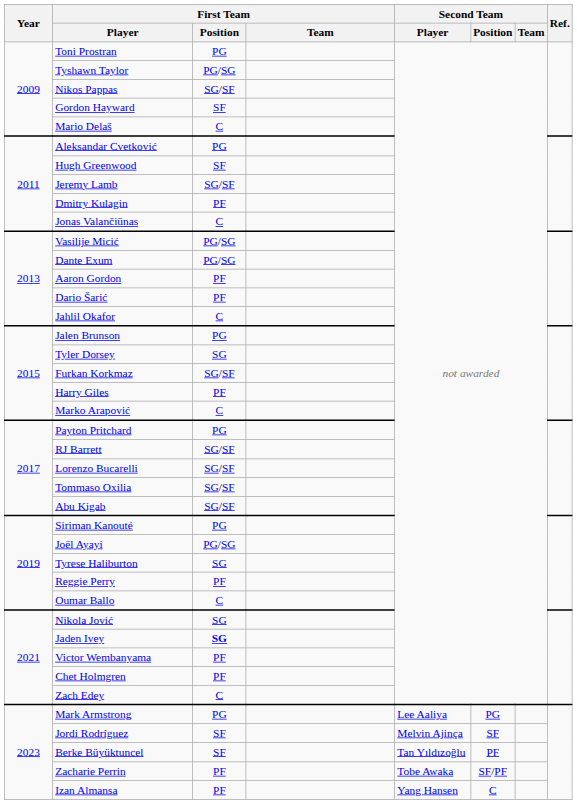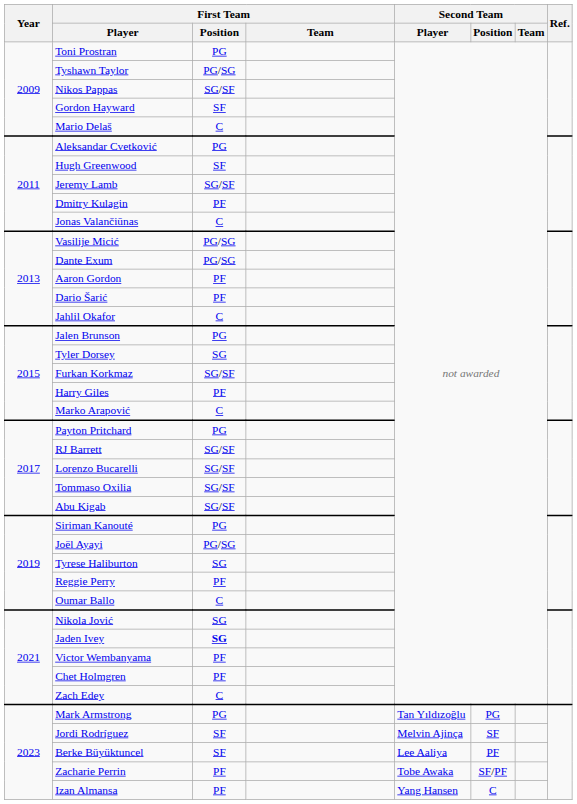(422, 714) Lee Aaliya -> (431, 714) Tan Yıldızoğlu
(431, 752) Tan Yıldızoğlu -> (422, 752) Lee Aaliya
